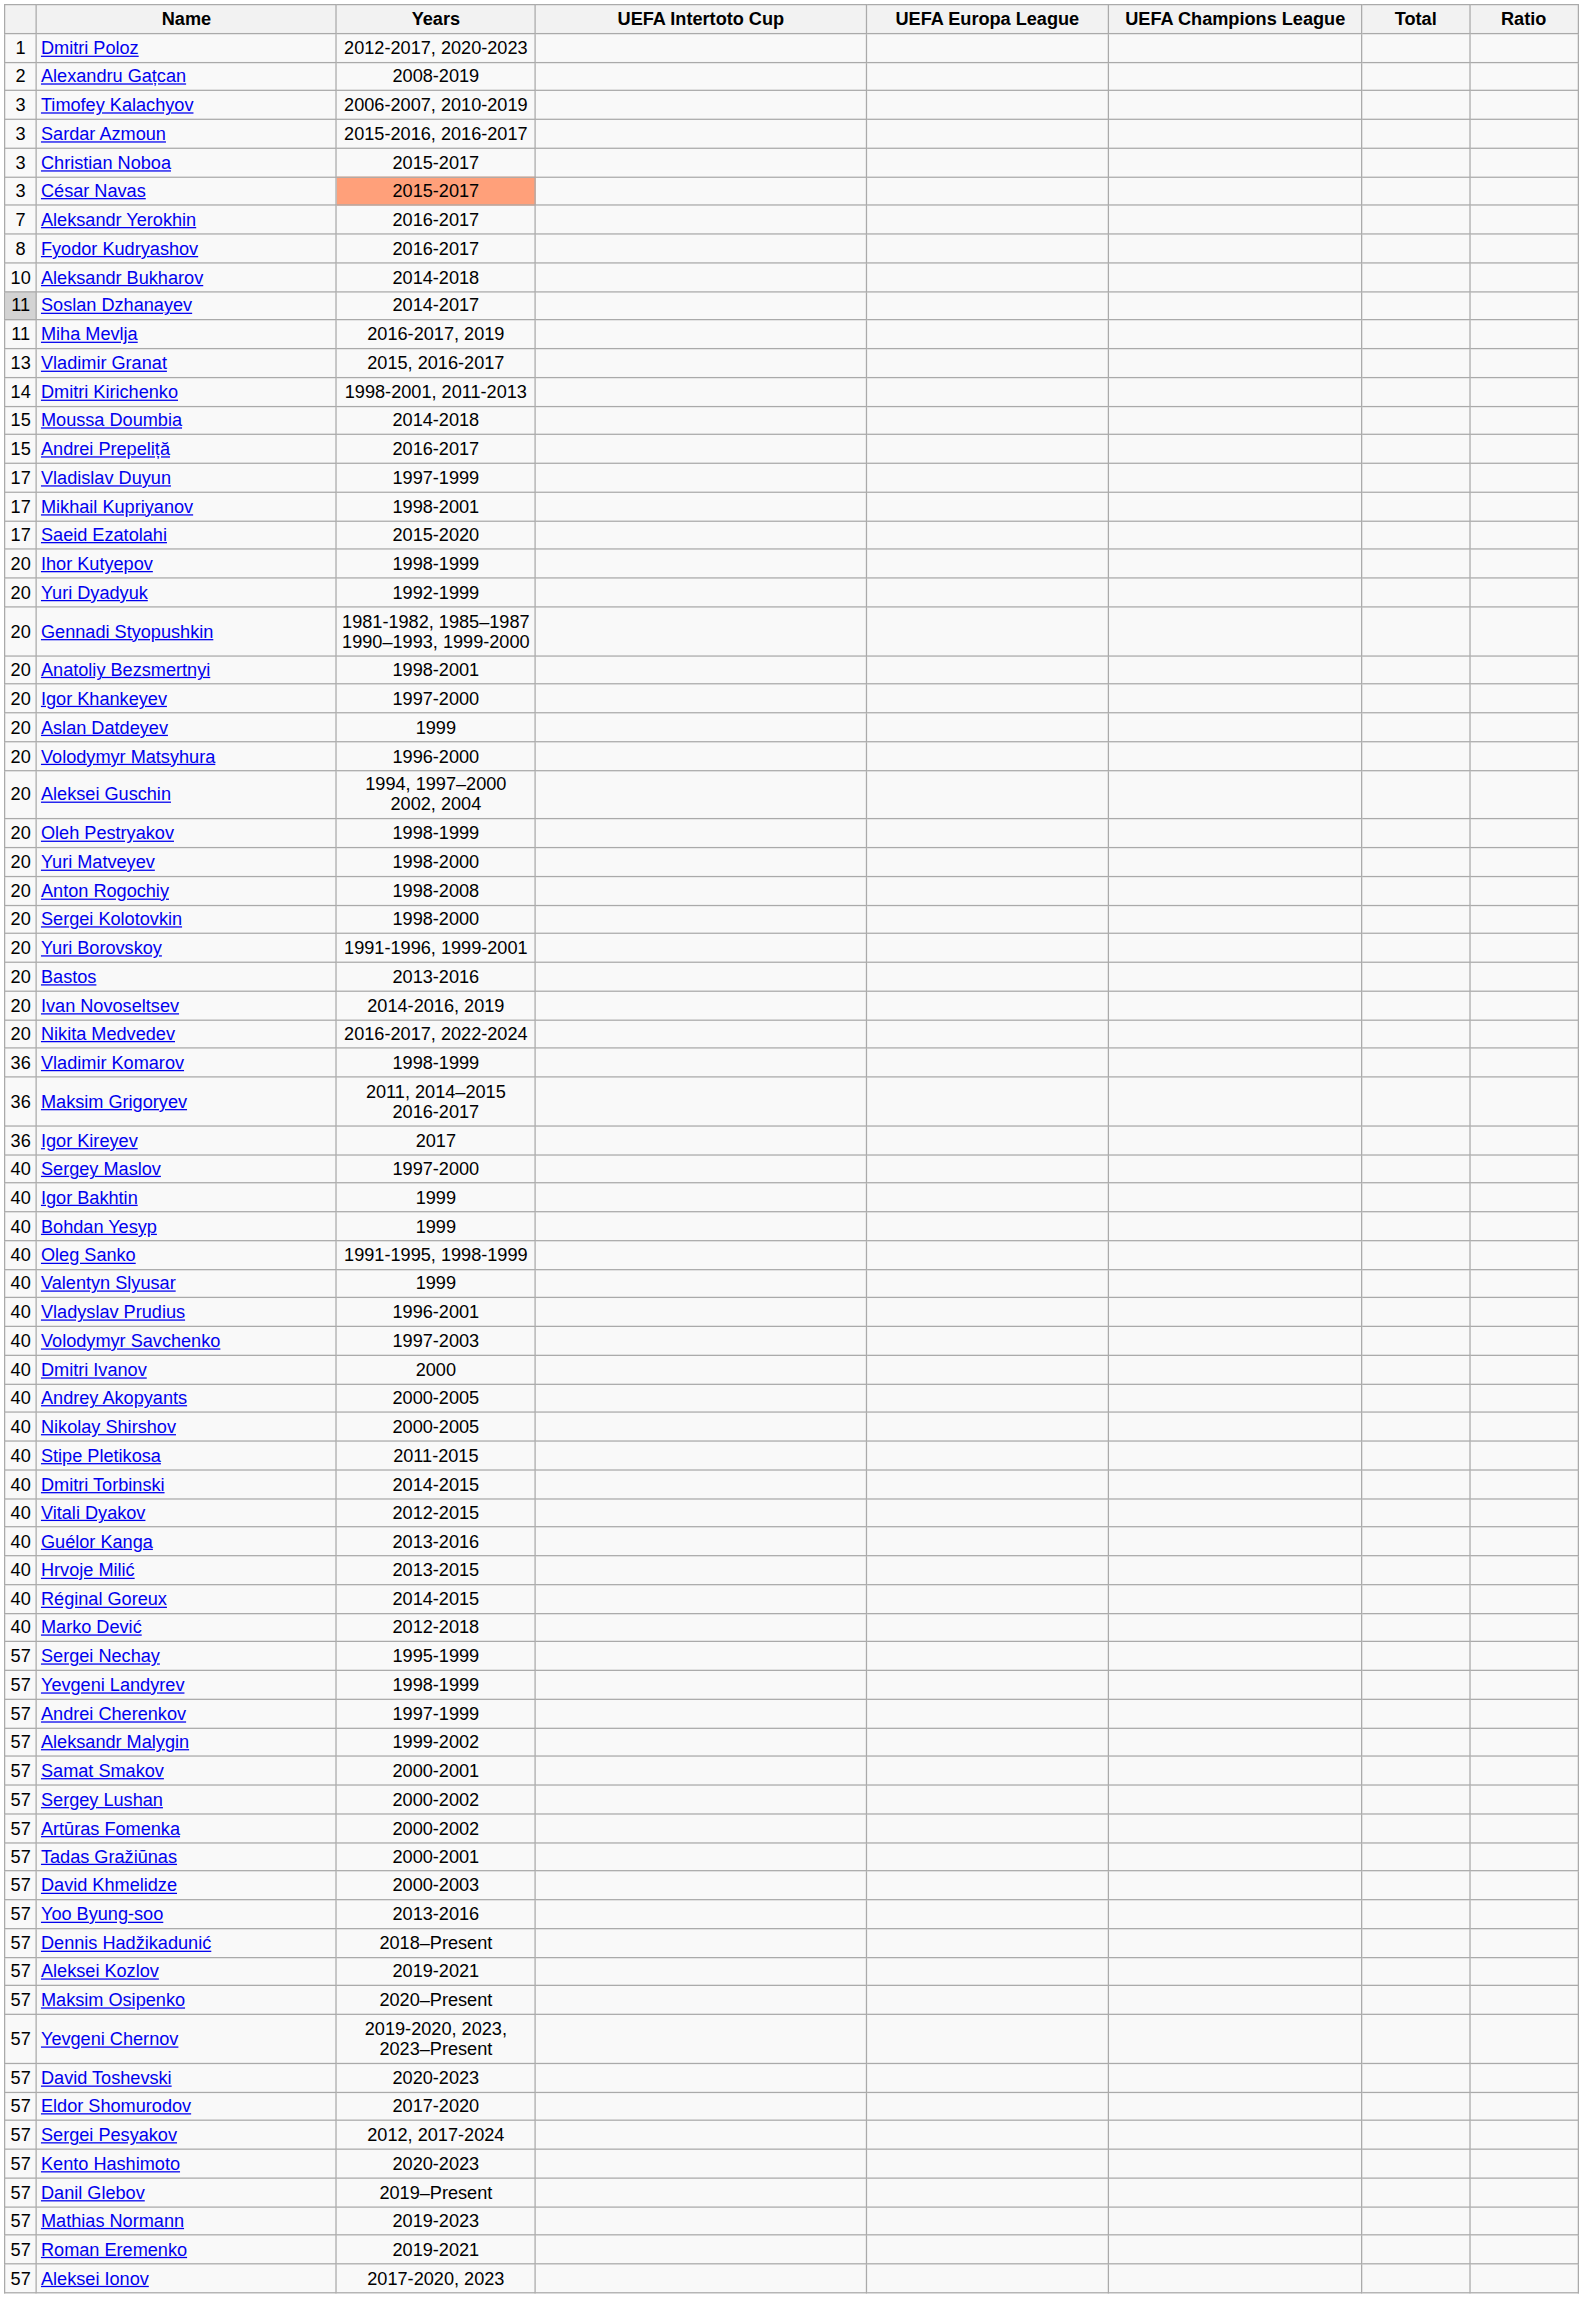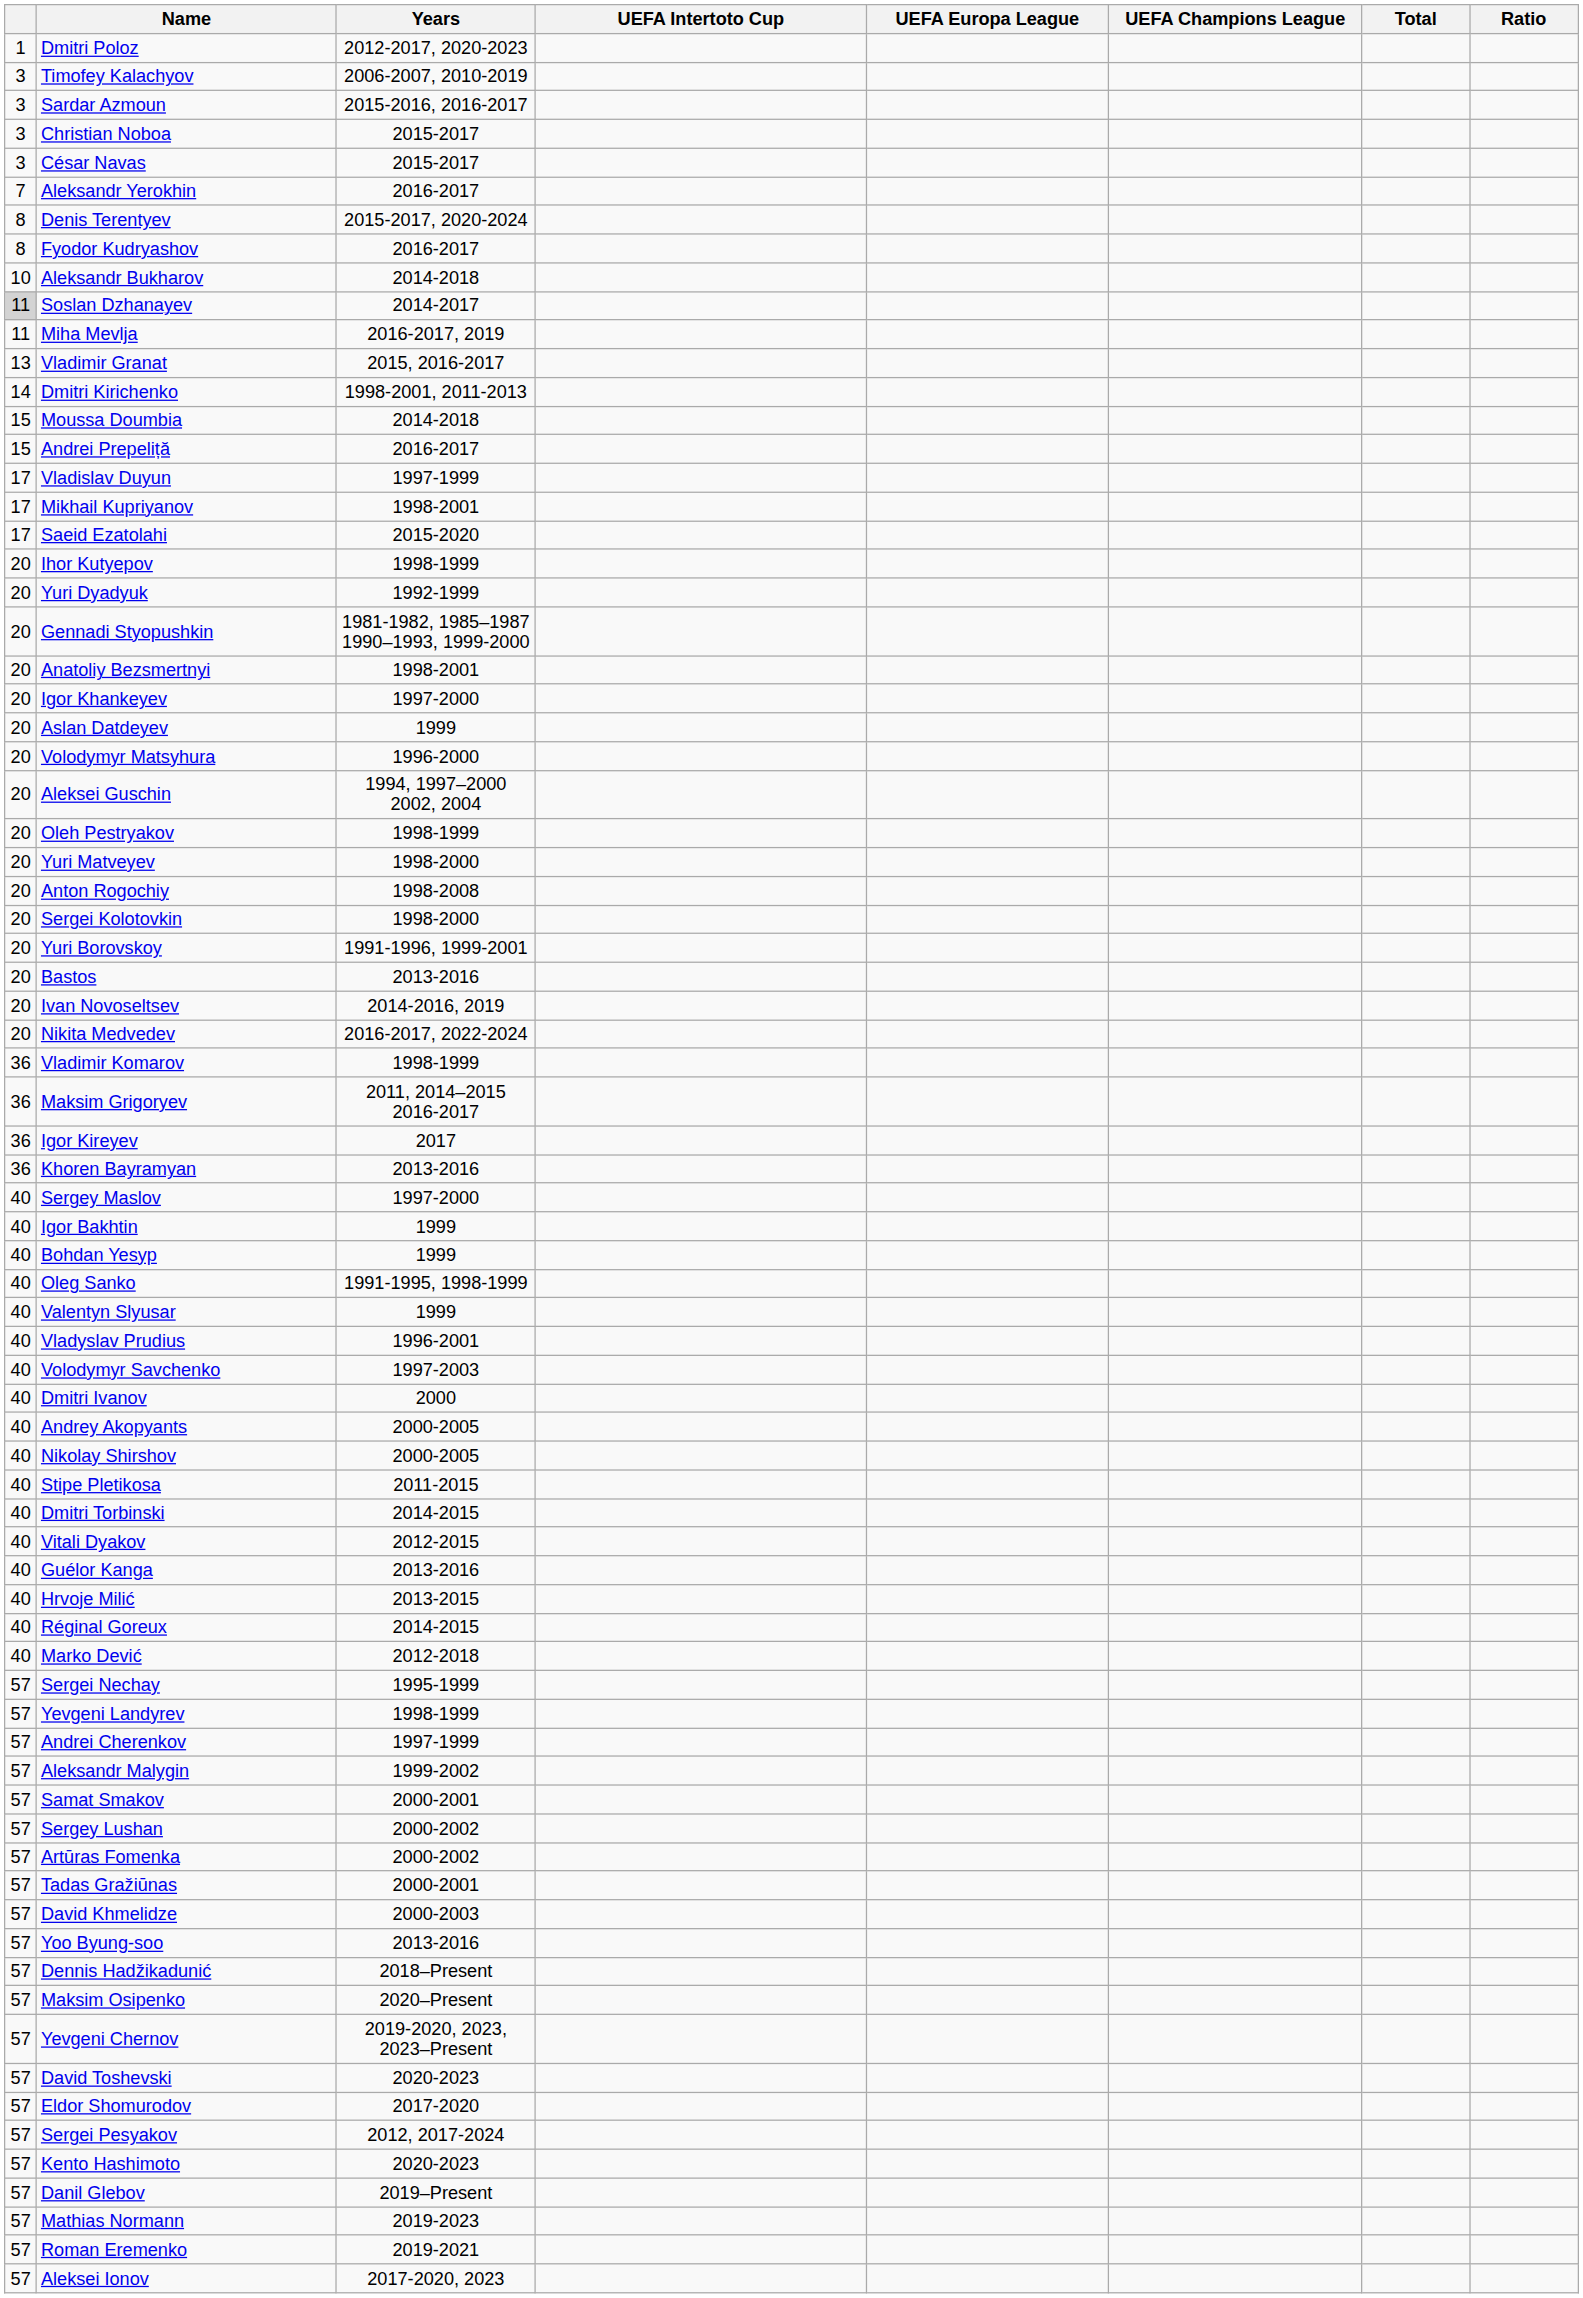- row: (114, 77)
(436, 191) lightsalmon background -> (436, 163) no background
+ row: (106, 220)
+ row: (119, 1169)
- row: (100, 1972)
